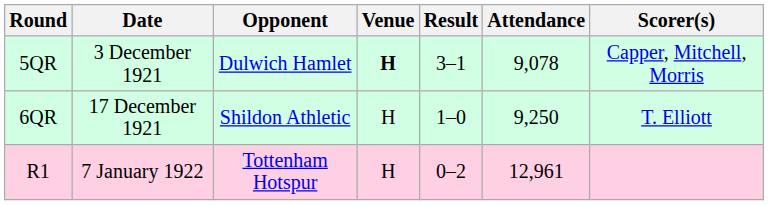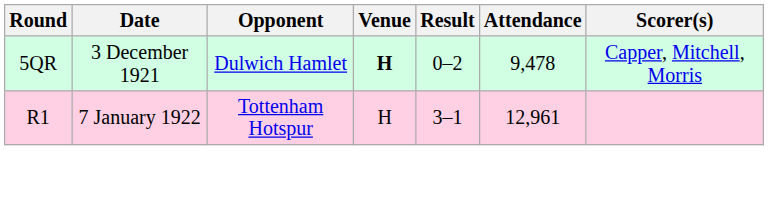(451, 63) 3–1 -> (447, 63) 0–2
(536, 63) 9,078 -> (533, 63) 9,478
- row: (38, 117)
(451, 171) 0–2 -> (447, 117) 3–1
